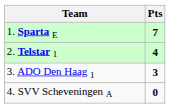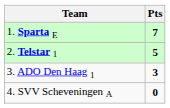(155, 52) 4 -> (155, 52) 5
